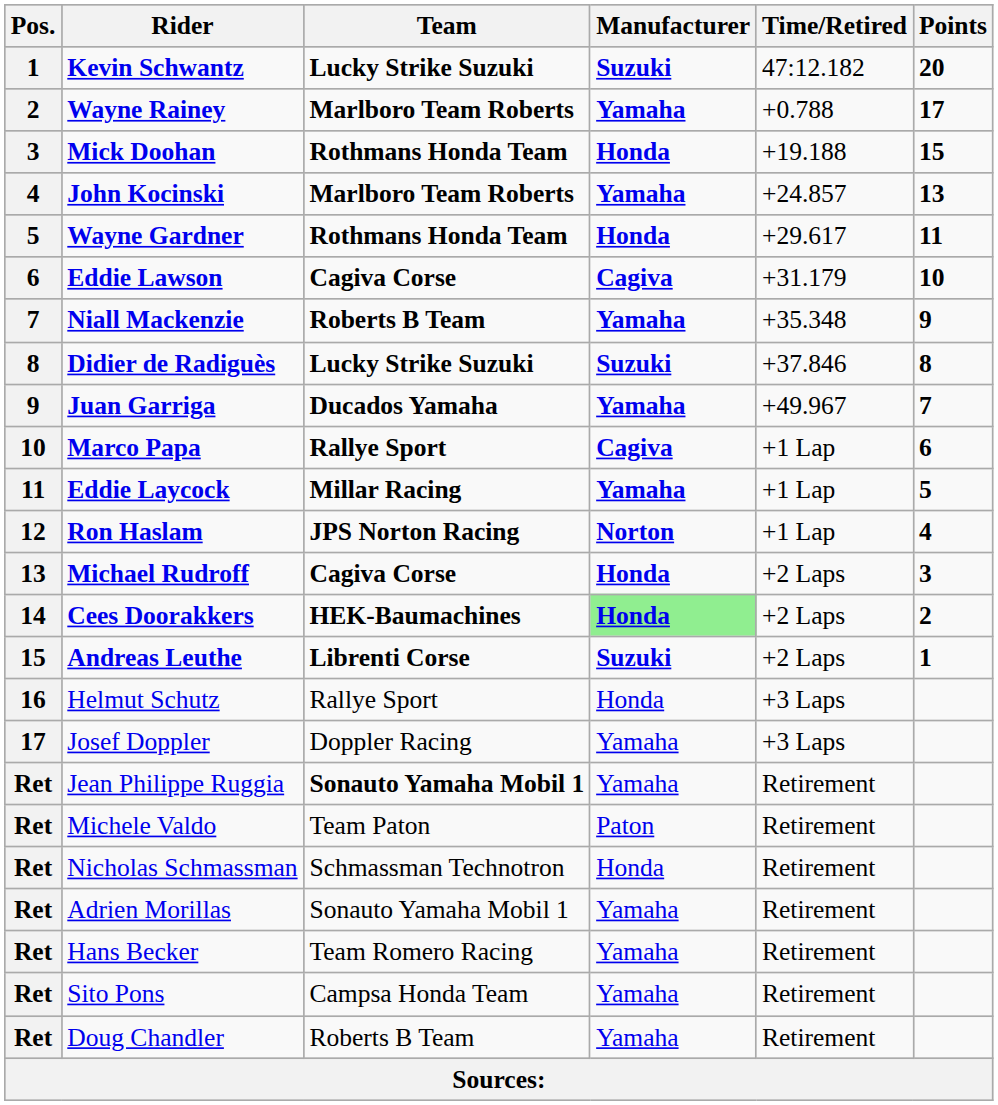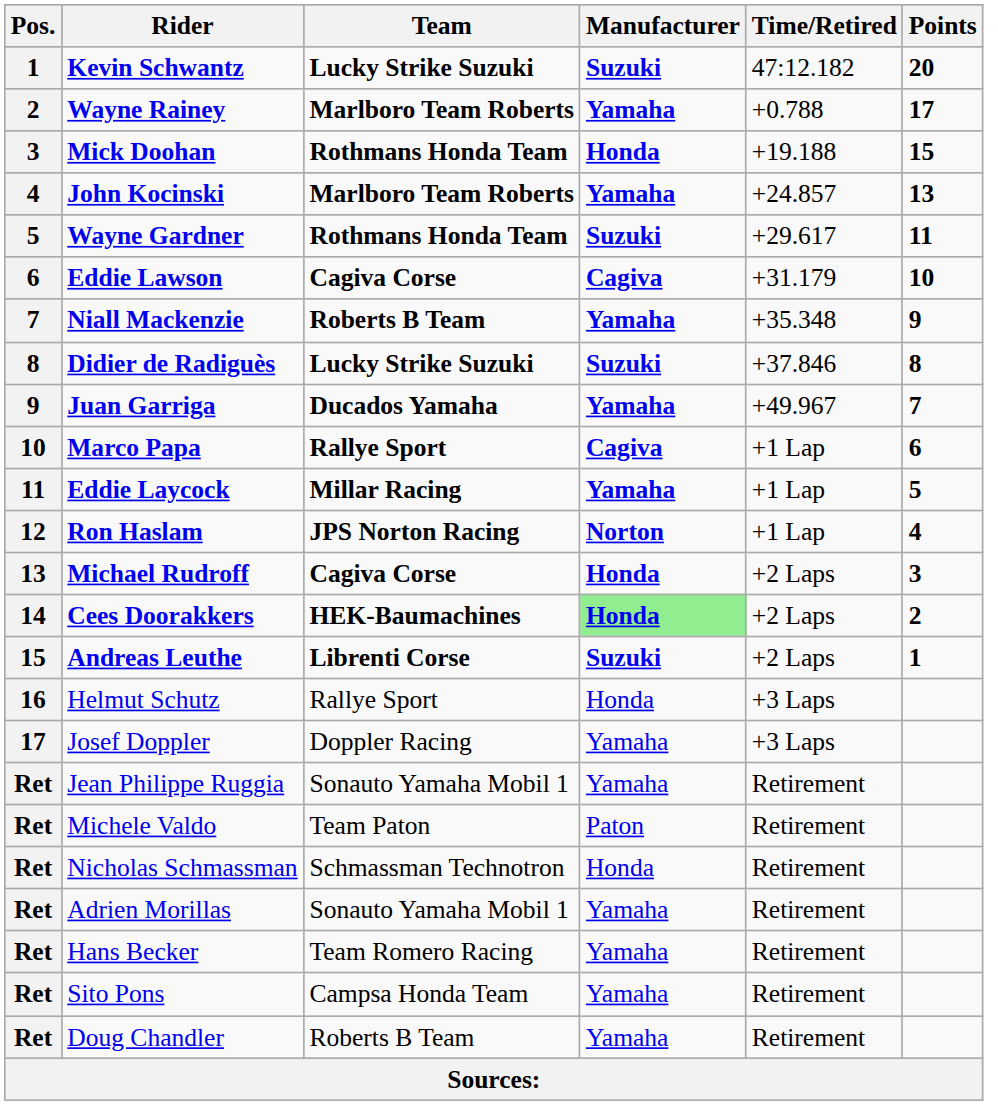(633, 236) Honda -> (624, 236) Suzuki
(447, 783) bold -> (439, 783) normal
